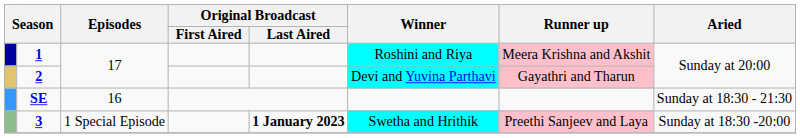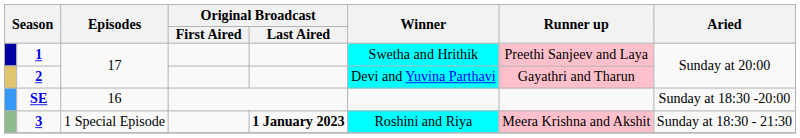(423, 54) Roshini and Riya -> (423, 54) Swetha and Hrithik
(576, 54) Meera Krishna and Akshit -> (576, 54) Preethi Sanjeev and Laya
(724, 99) Sunday at 18:30 - 21:30 -> (724, 99) Sunday at 18:30 -20:00
(423, 121) Swetha and Hrithik -> (423, 121) Roshini and Riya
(576, 121) Preethi Sanjeev and Laya -> (576, 121) Meera Krishna and Akshit
(724, 121) Sunday at 18:30 -20:00 -> (724, 121) Sunday at 18:30 - 21:30
